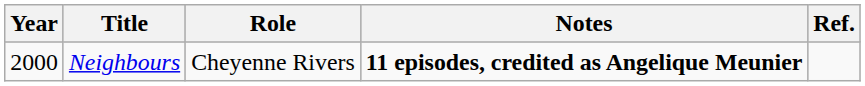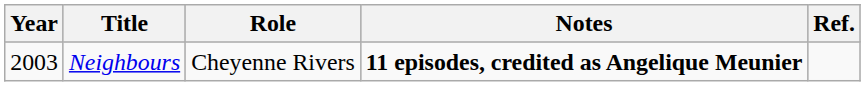(34, 61) 2000 -> (34, 61) 2003
